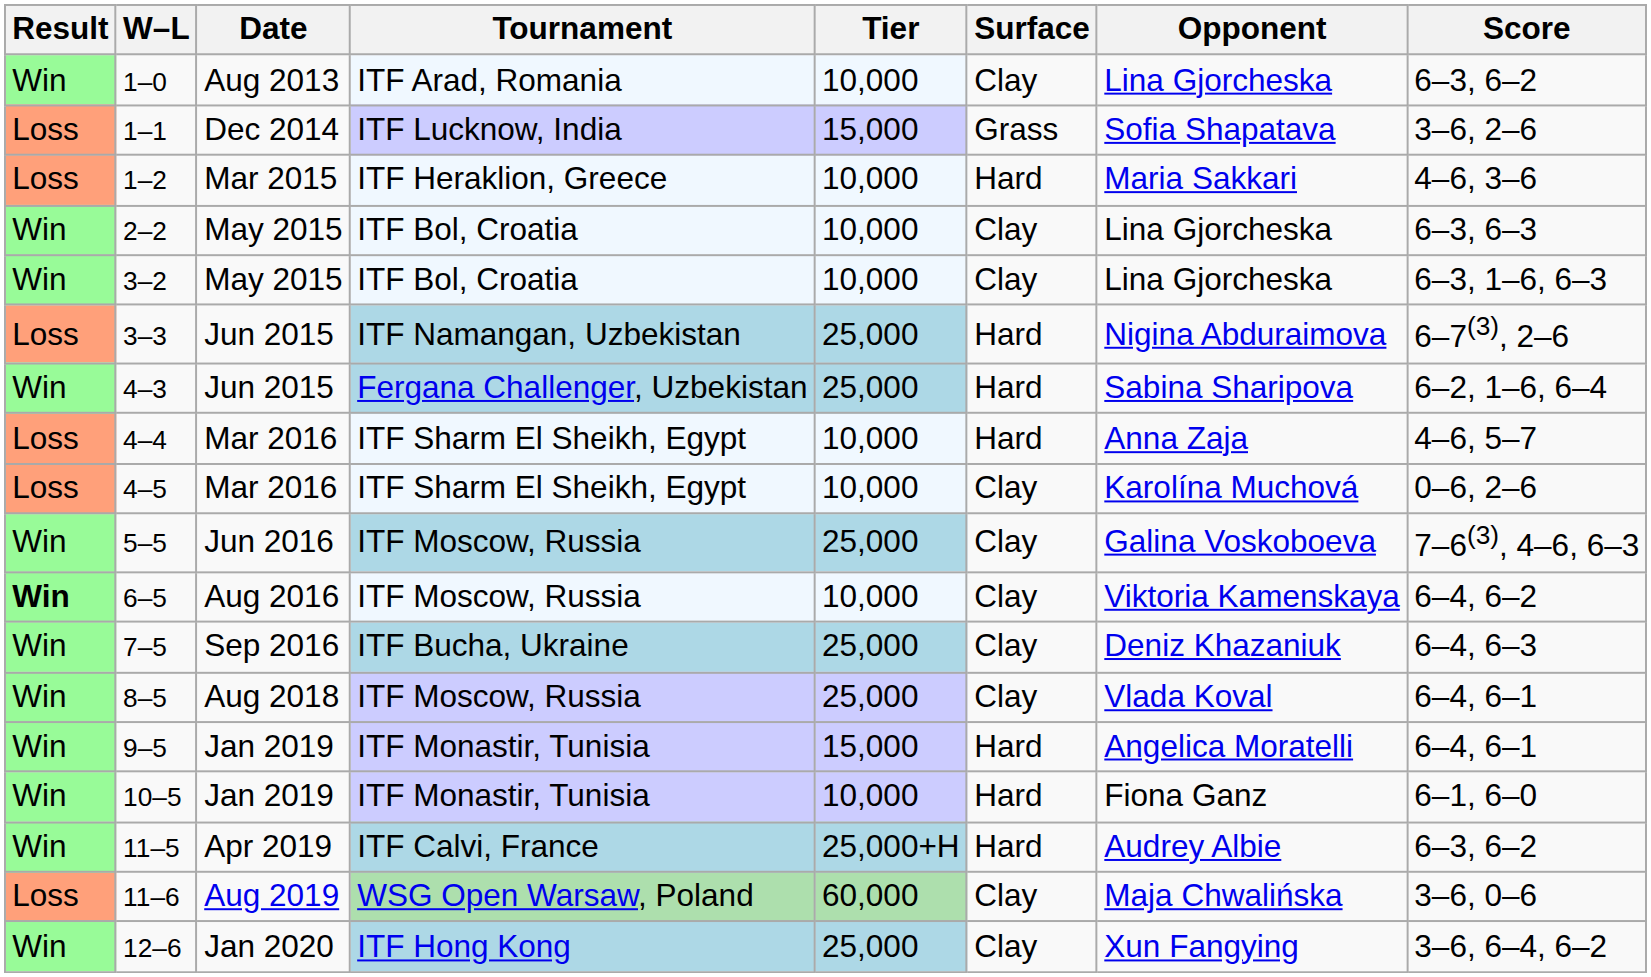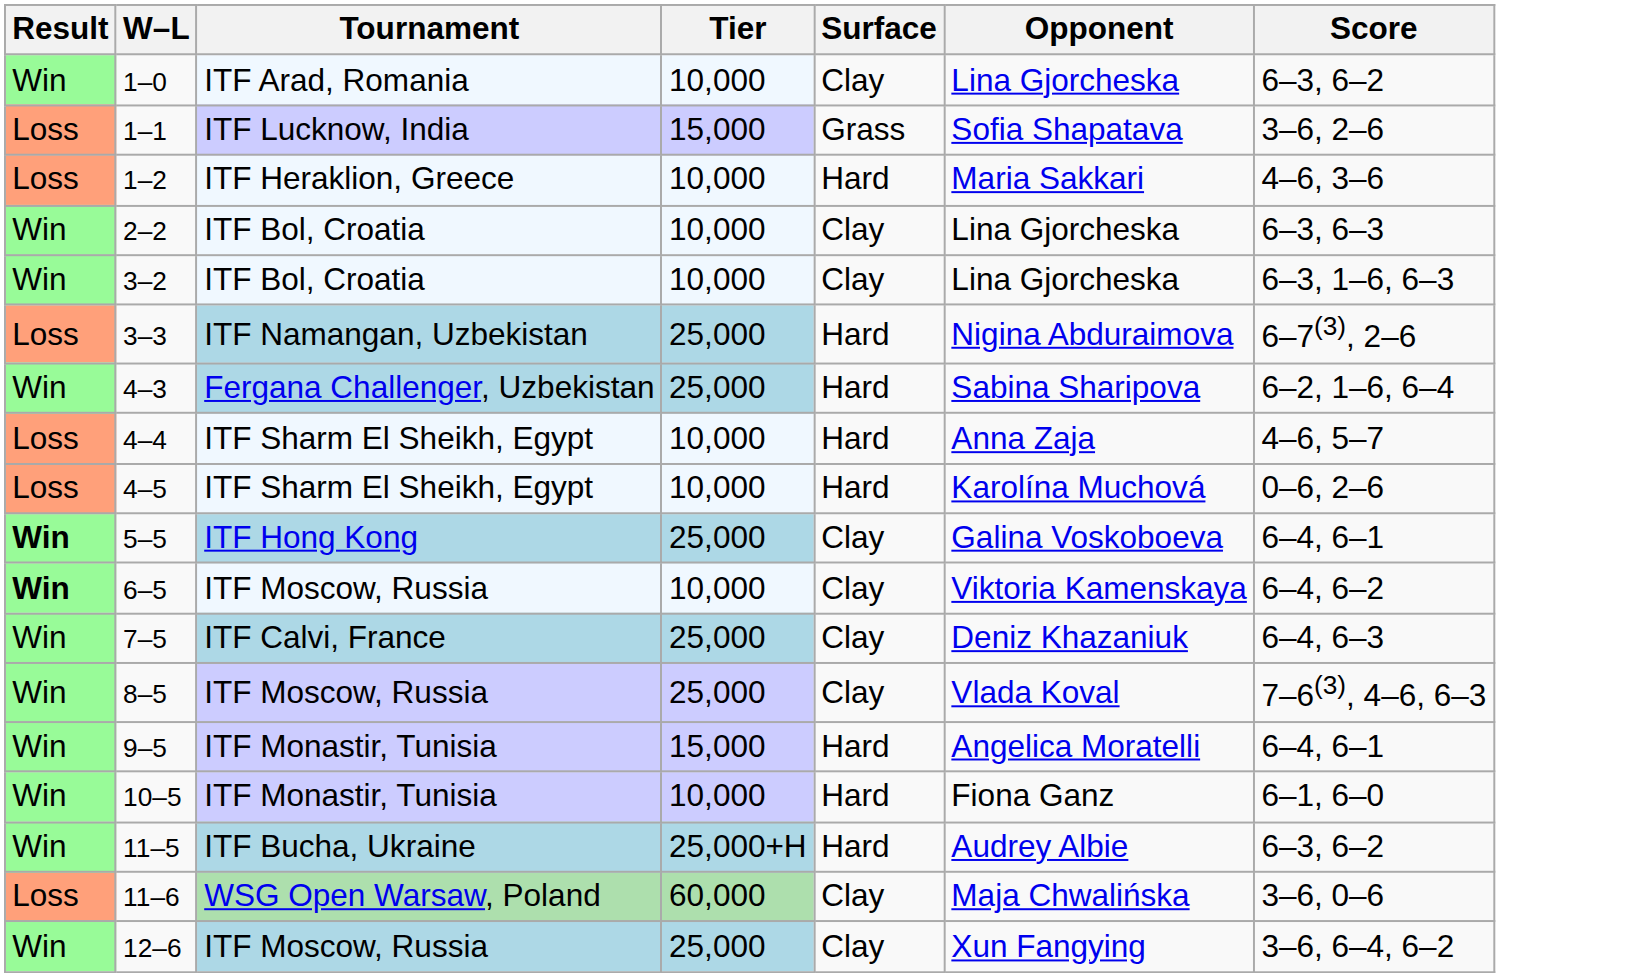- column: (273, 29)
(1006, 487) Clay -> (855, 487) Hard
(39, 542) normal -> (41, 537) bold
(499, 542) ITF Moscow, Russia -> (311, 537) ITF Hong Kong
(1527, 542) 7–6(3), 4–6, 6–3 -> (1323, 537) 6–4, 6–1
(493, 646) ITF Bucha, Ukraine -> (325, 637) ITF Calvi, France
(1476, 696) 6–4, 6–1 -> (1374, 692) 7–6(3), 4–6, 6–3
(478, 846) ITF Calvi, France -> (340, 846) ITF Bucha, Ukraine
(464, 946) ITF Hong Kong -> (346, 946) ITF Moscow, Russia
